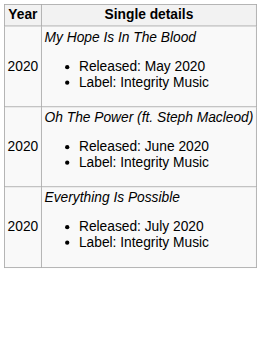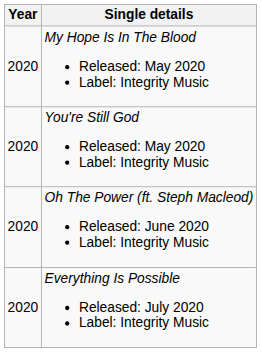+ row: (149, 140)
